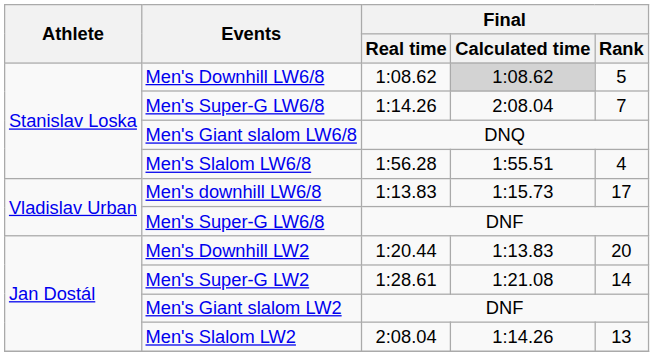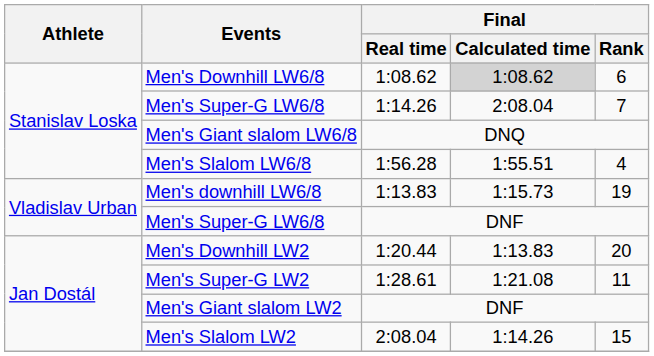(621, 77) 5 -> (621, 77) 6
(621, 193) 17 -> (621, 193) 19
(621, 280) 14 -> (621, 280) 11
(621, 337) 13 -> (621, 337) 15
